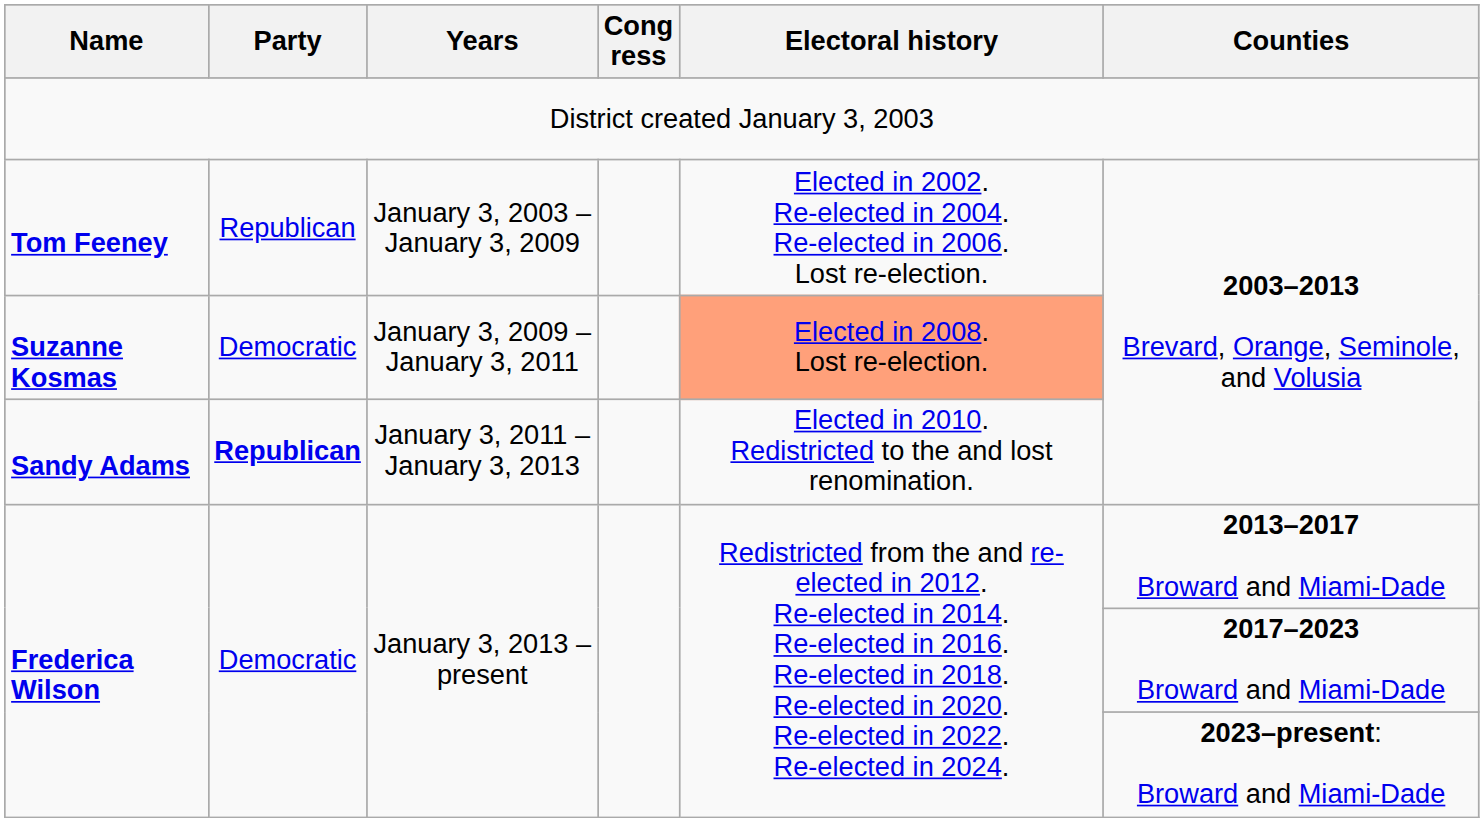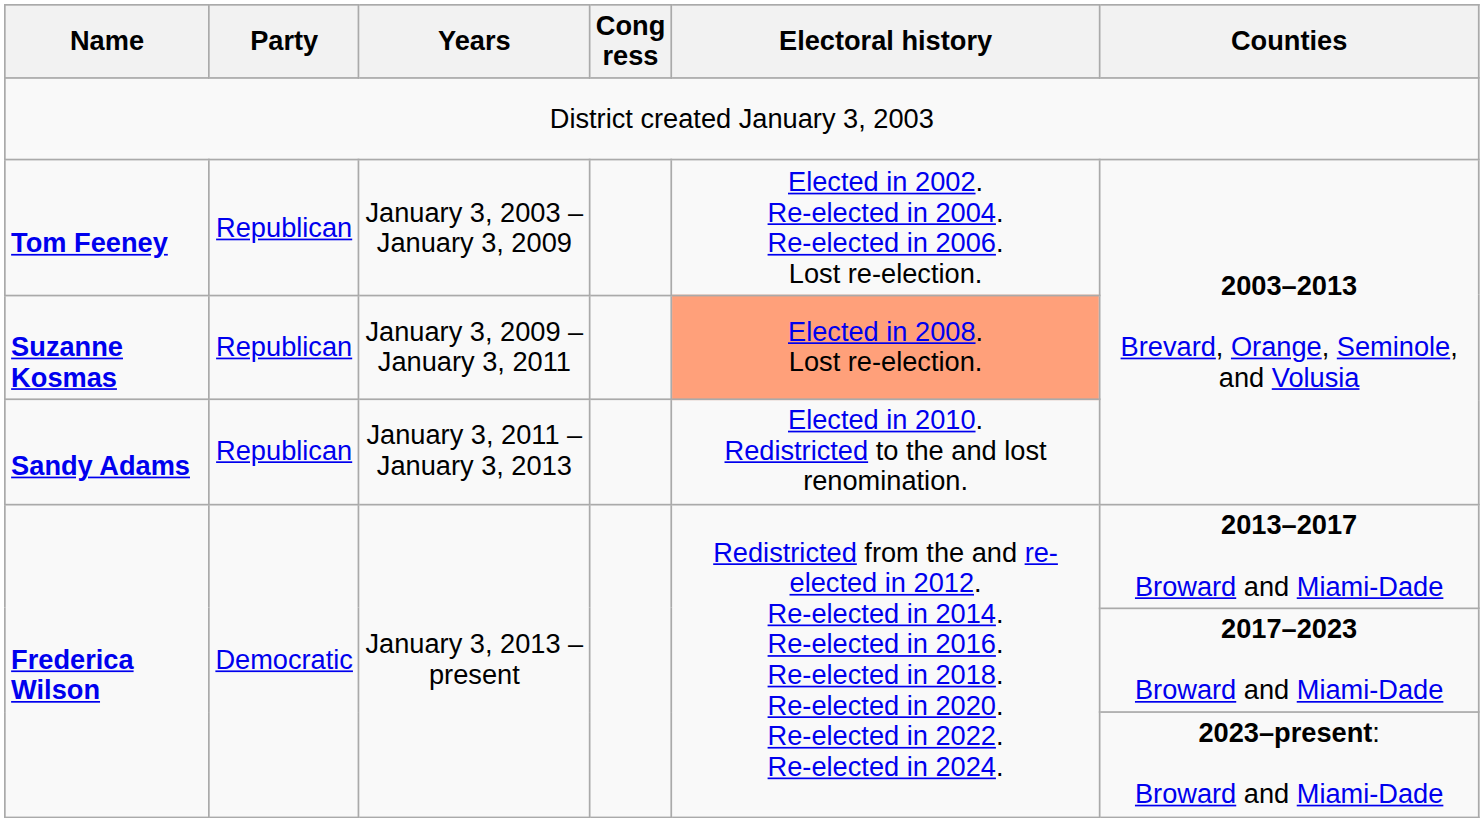(288, 346) Democratic -> (284, 346) Republican
(288, 451) bold -> (284, 451) normal
